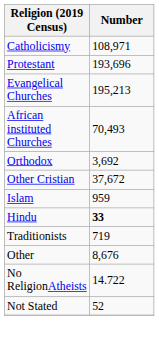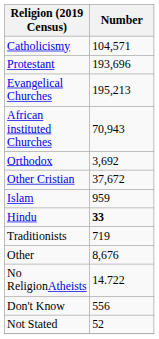(111, 45) 108,971 -> (111, 45) 104,571
(108, 128) 70,493 -> (108, 128) 70,943
+ row: (36, 305)
